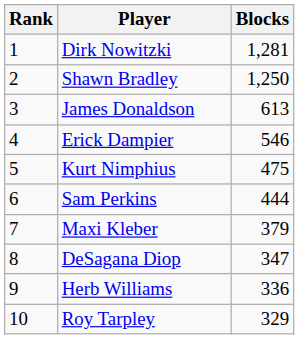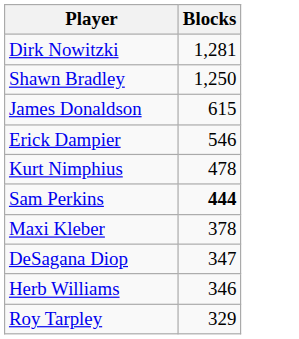- column: (31, 19)
(275, 109) 613 -> (222, 109) 615
(275, 169) 475 -> (222, 169) 478
(275, 199) normal -> (222, 199) bold
(275, 229) 379 -> (222, 229) 378
(275, 288) 336 -> (222, 288) 346
